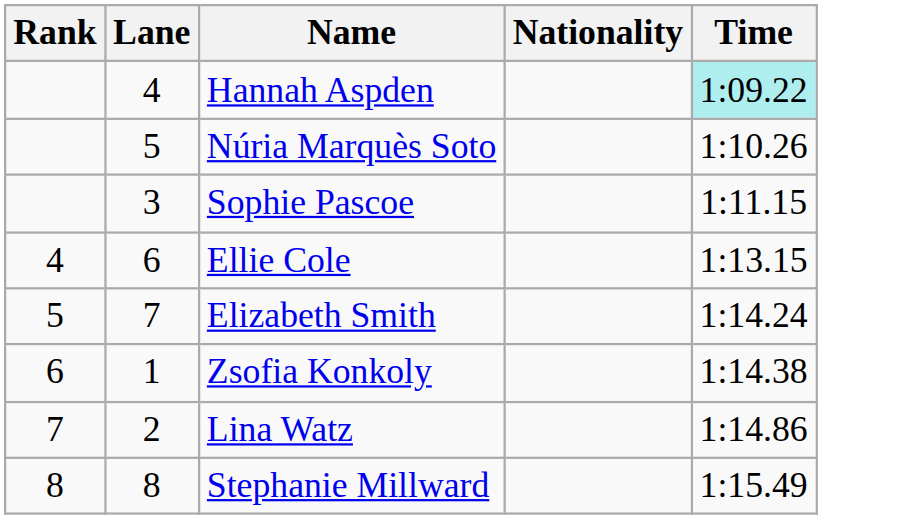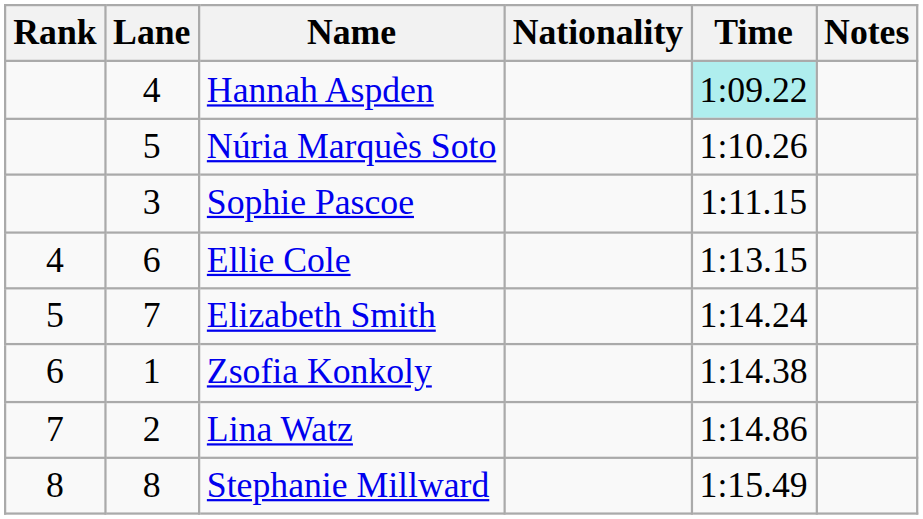+ column: (867, 32)
